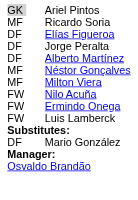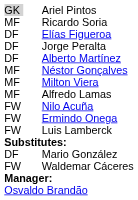+ row: (77, 94)
+ row: (88, 166)
